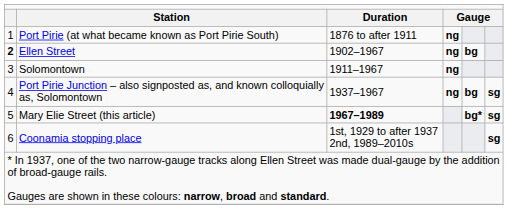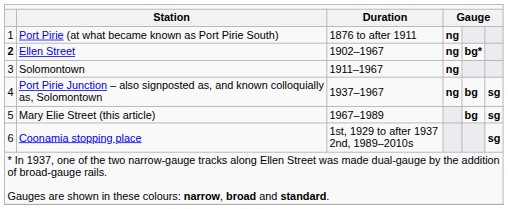(471, 52) bg -> (473, 52) bg*
(357, 115) bold -> (357, 115) normal
(473, 115) bg* -> (471, 115) bg
